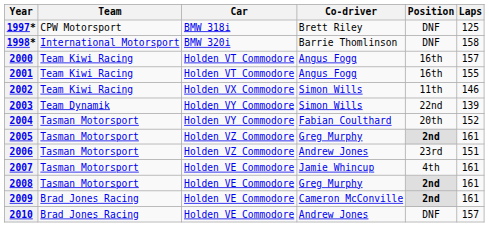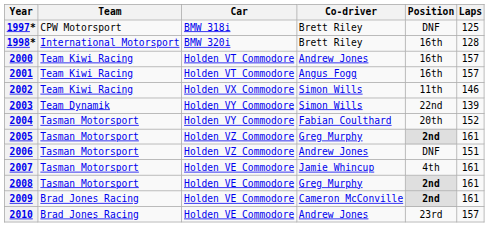(348, 44) Barrie Thomlinson -> (331, 44) Brett Riley
(431, 44) DNF -> (431, 44) 16th
(470, 44) 158 -> (470, 44) 128
(328, 59) Angus Fogg -> (334, 59) Andrew Jones
(470, 75) 155 -> (470, 75) 157
(431, 152) 23rd -> (431, 152) DNF
(431, 215) DNF -> (431, 215) 23rd
